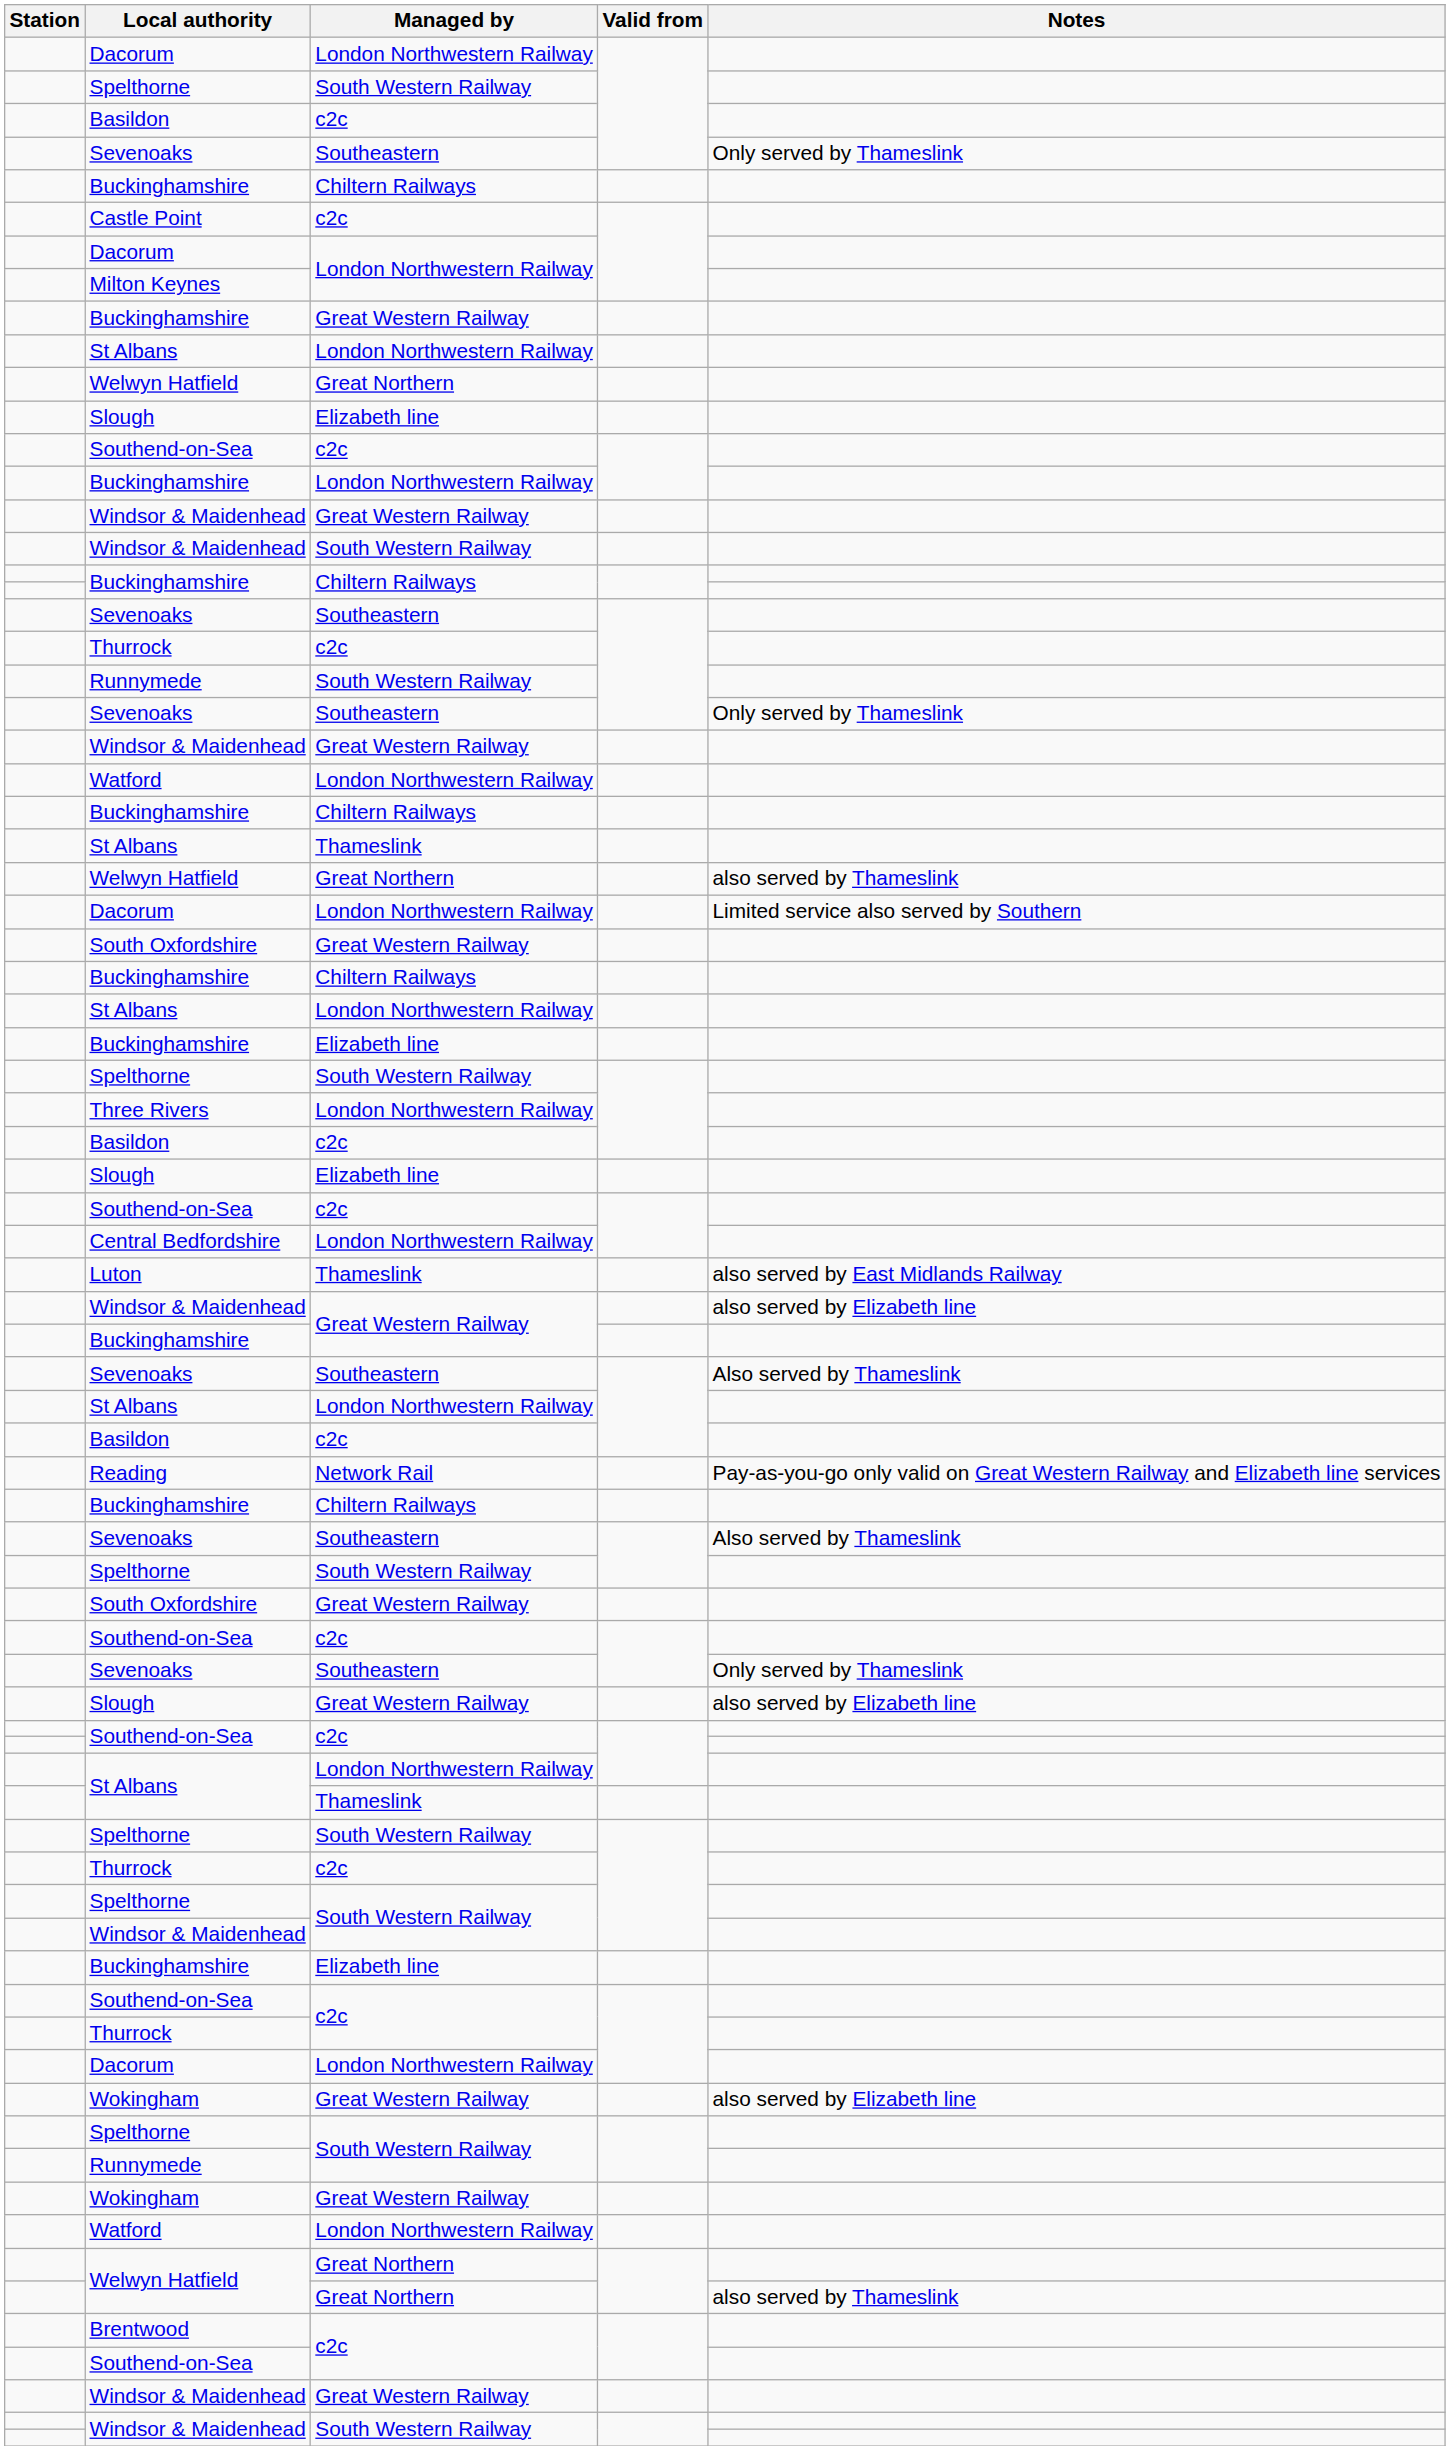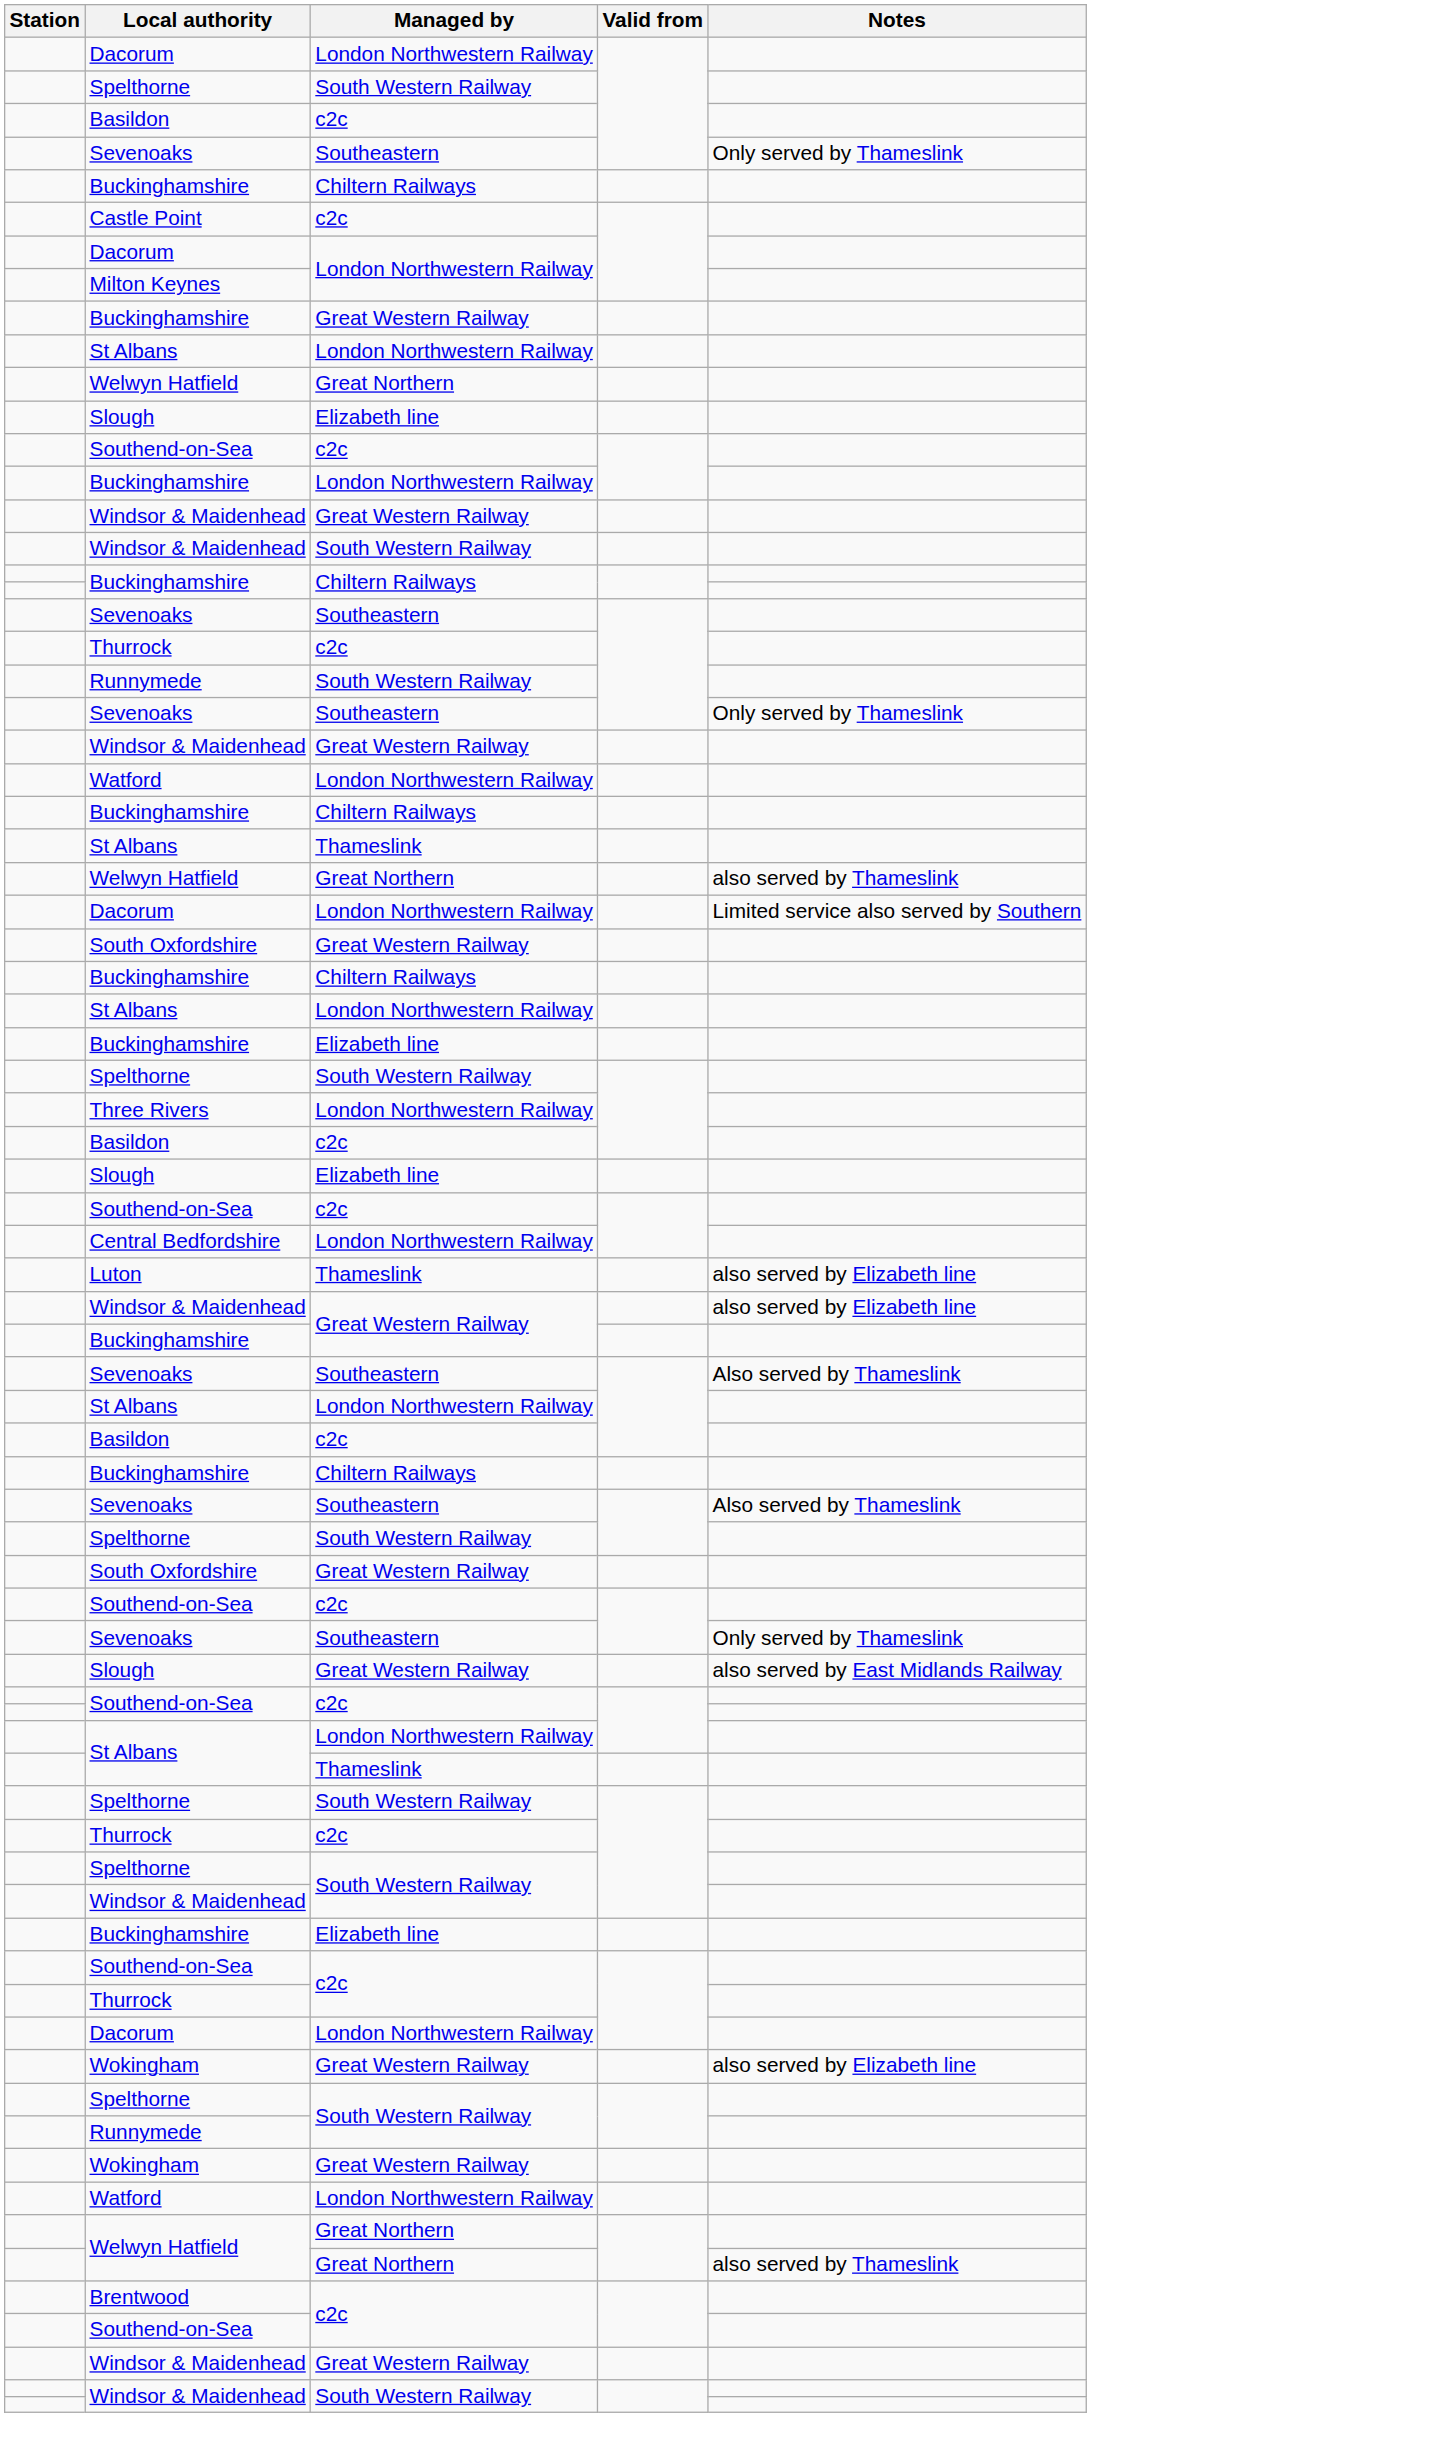(887, 1274) also served by East Midlands Railway -> (844, 1274) also served by Elizabeth line
- row: (128, 1472)
(844, 1703) also served by Elizabeth line -> (887, 1670) also served by East Midlands Railway
